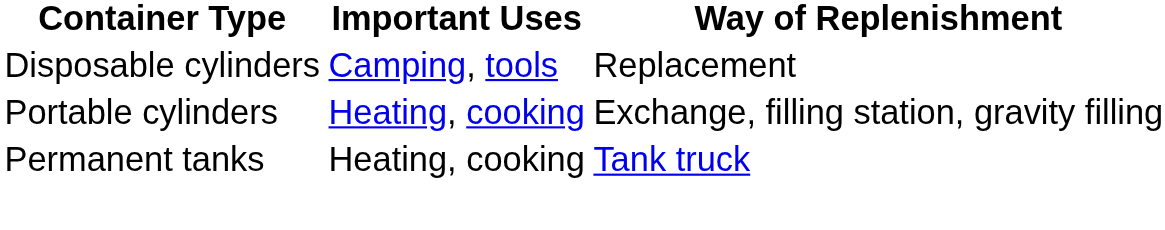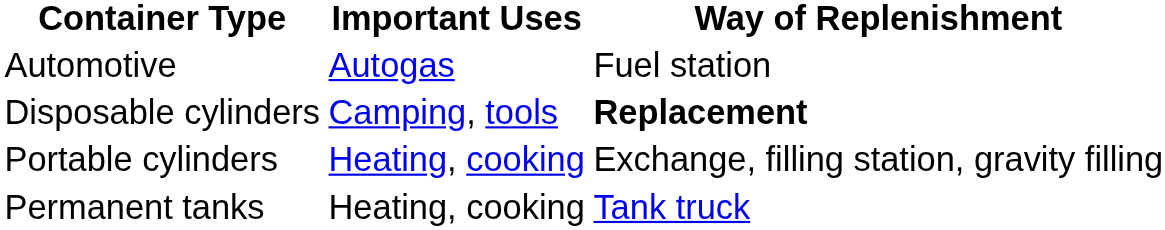+ row: (91, 65)
(695, 65) normal -> (700, 112) bold
